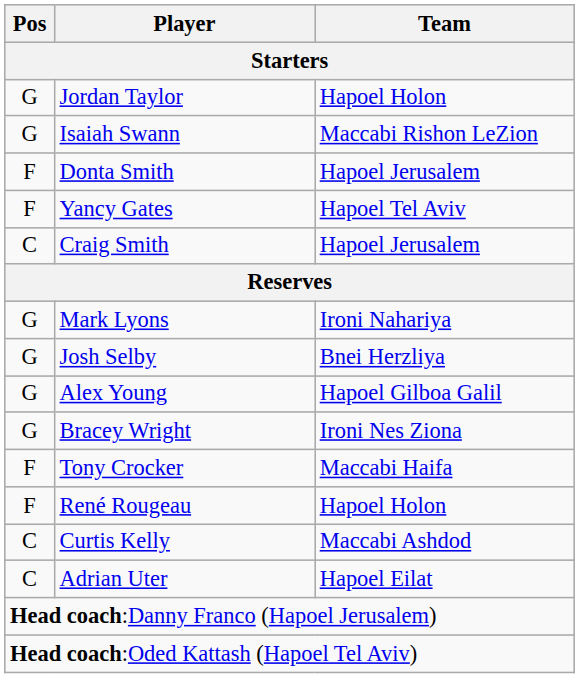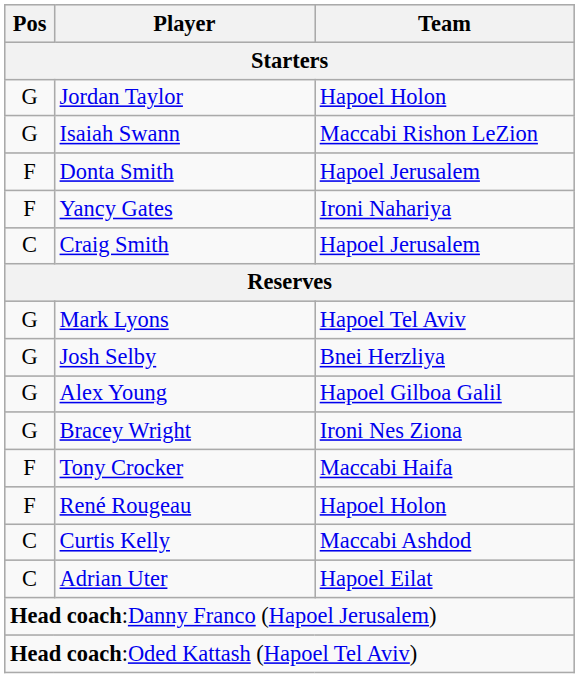(393, 208) Hapoel Tel Aviv -> (385, 208) Ironi Nahariya
(385, 319) Ironi Nahariya -> (393, 319) Hapoel Tel Aviv
